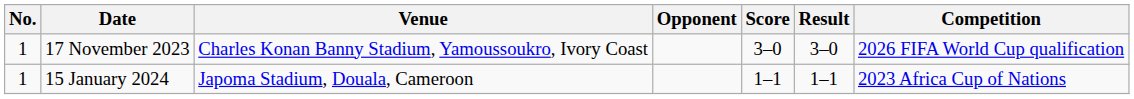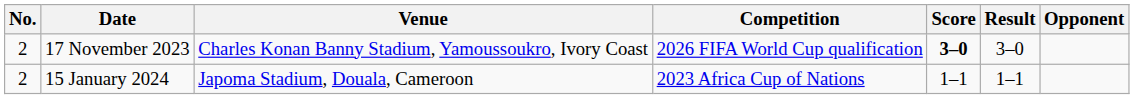columns swapped: (697, 19) <-> (991, 19)
(23, 49) 1 -> (23, 49) 2
(768, 49) normal -> (954, 49) bold
(23, 78) 1 -> (23, 78) 2
